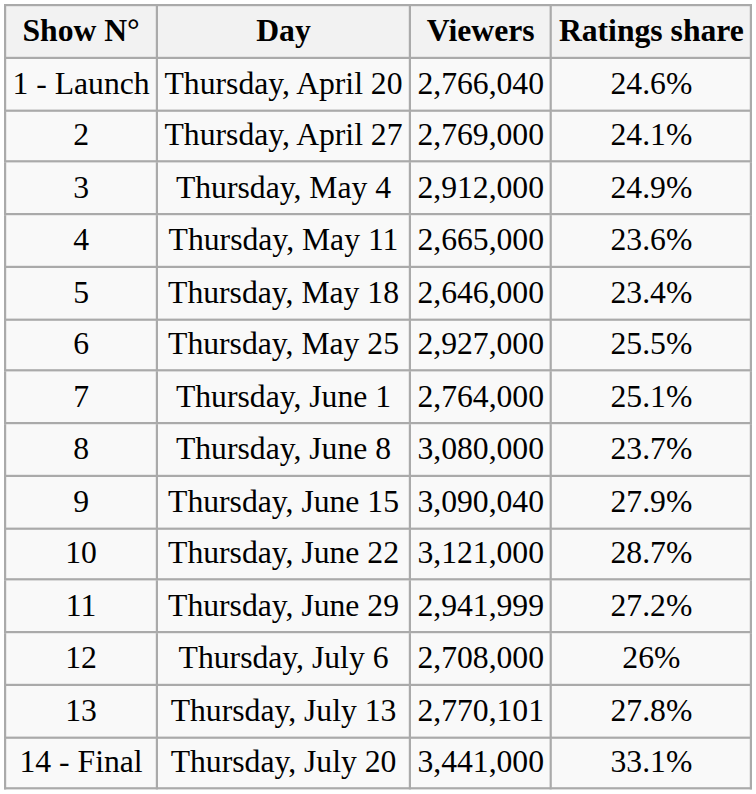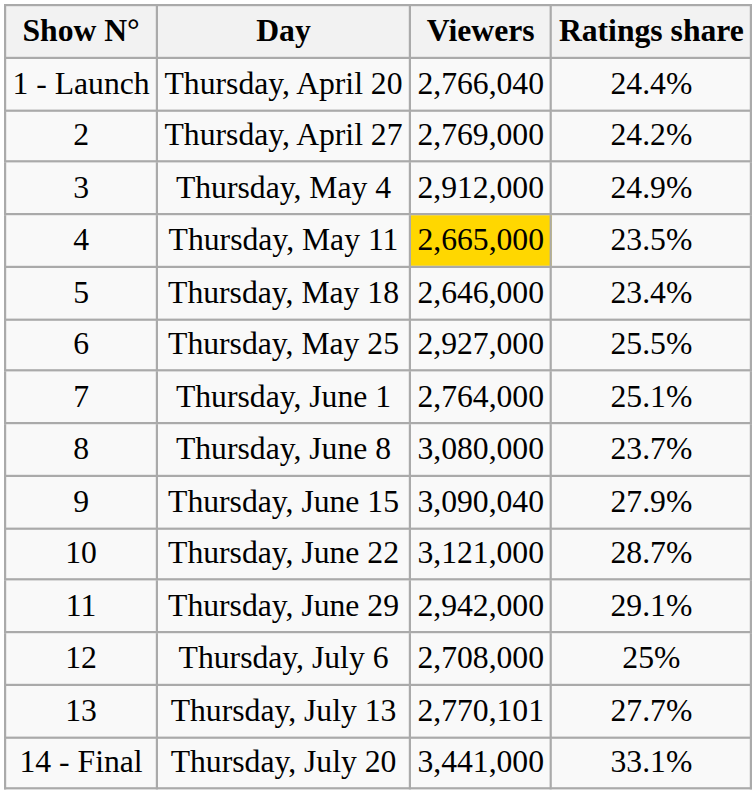(651, 83) 24.6% -> (651, 83) 24.4%
(651, 135) 24.1% -> (651, 135) 24.2%
(481, 240) no background -> (481, 240) gold background
(651, 240) 23.6% -> (651, 240) 23.5%
(481, 605) 2,941,999 -> (481, 605) 2,942,000
(651, 605) 27.2% -> (651, 605) 29.1%
(651, 658) 26% -> (651, 658) 25%
(651, 710) 27.8% -> (651, 710) 27.7%
